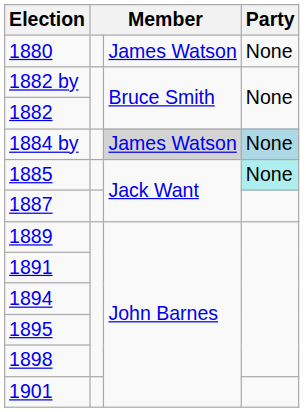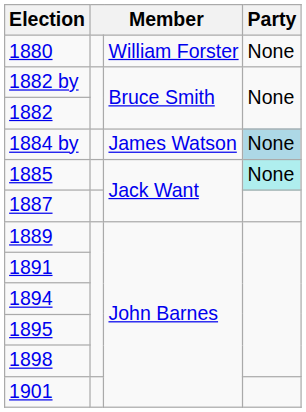(173, 50) James Watson -> (174, 50) William Forster
(173, 143) lightgrey background -> (173, 143) no background
